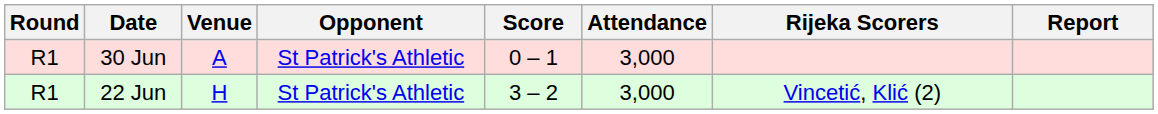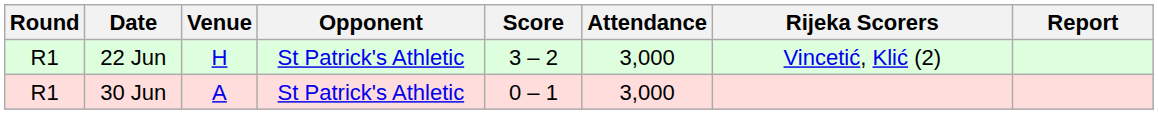rows swapped: (133, 92) <-> (133, 57)
